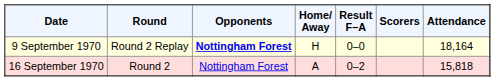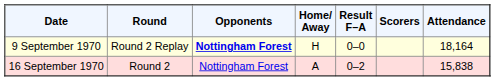(456, 66) 15,818 -> (456, 66) 15,838
